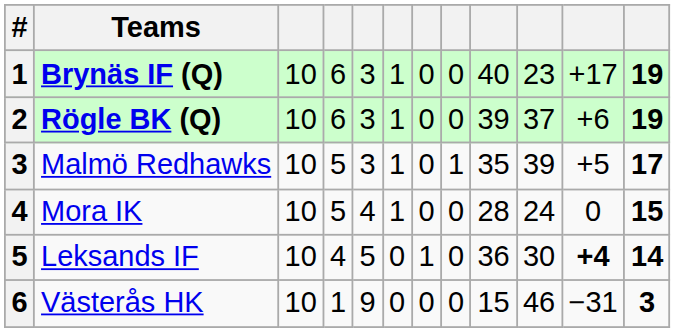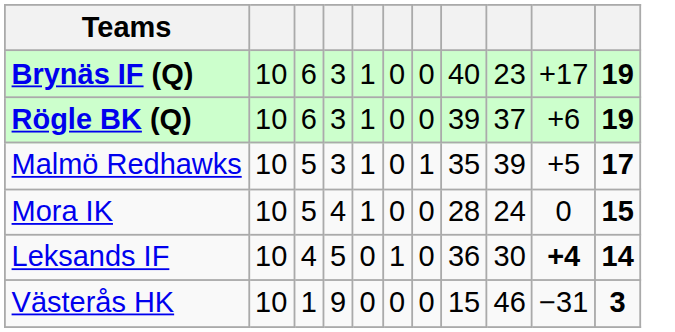- column: (20, 27)
